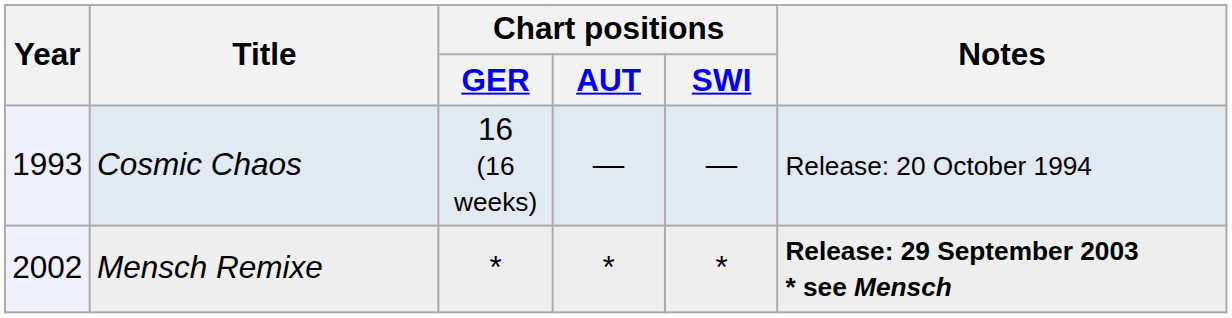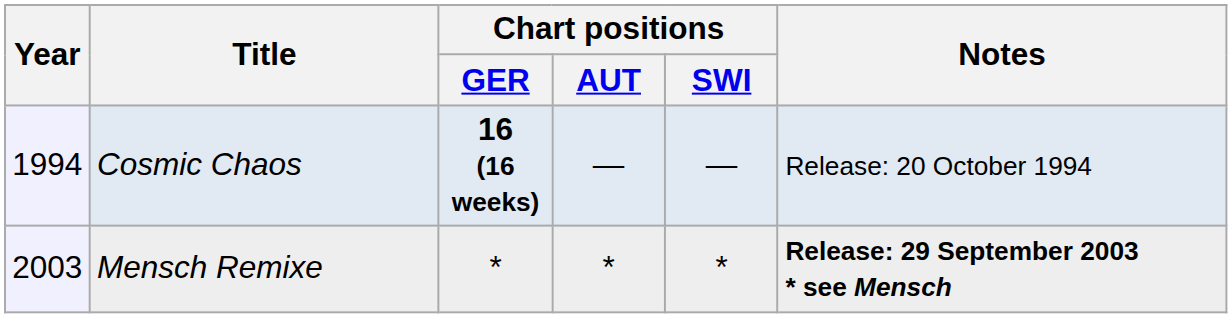(47, 164) 1993 -> (47, 164) 1994
(496, 164) normal -> (496, 164) bold
(47, 268) 2002 -> (47, 268) 2003
